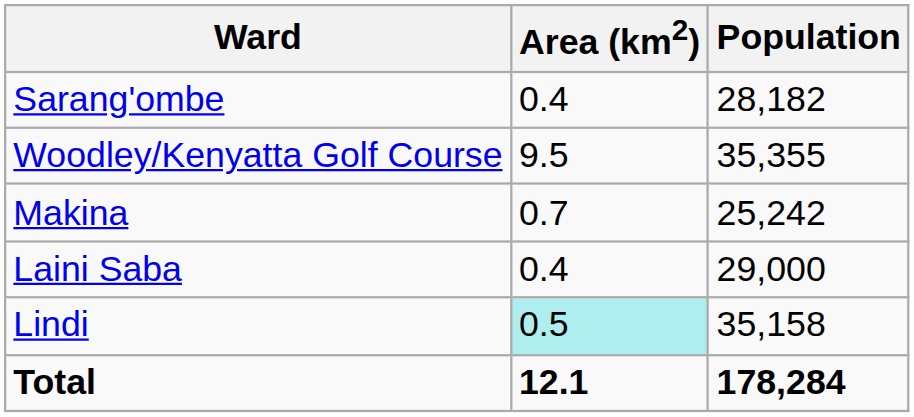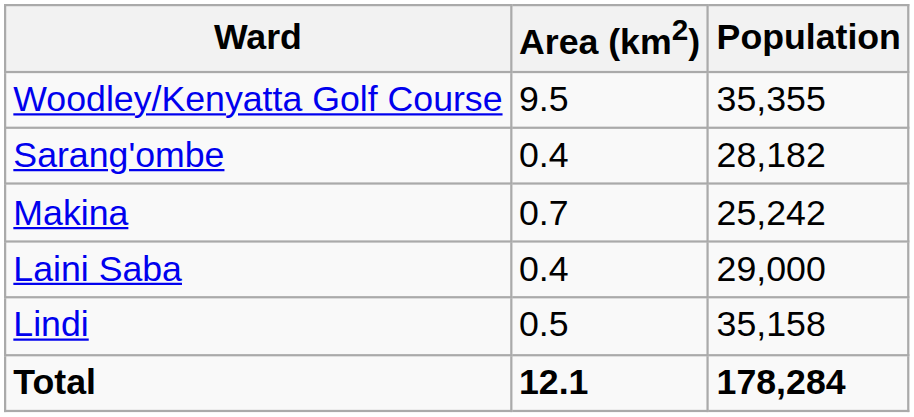rows swapped: (119, 99) <-> (258, 155)
(544, 325) paleturquoise background -> (544, 325) no background
